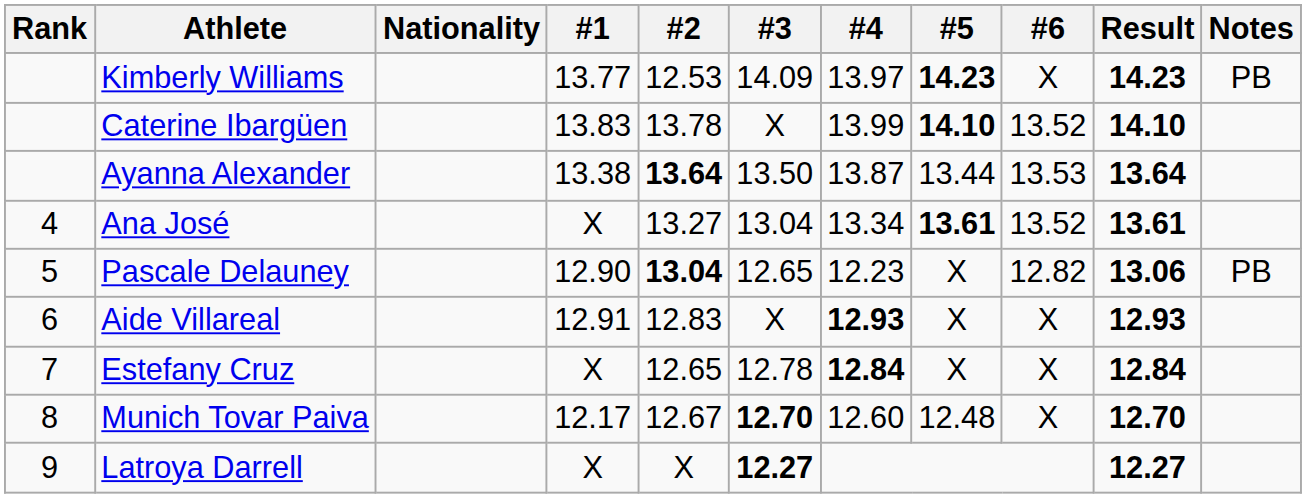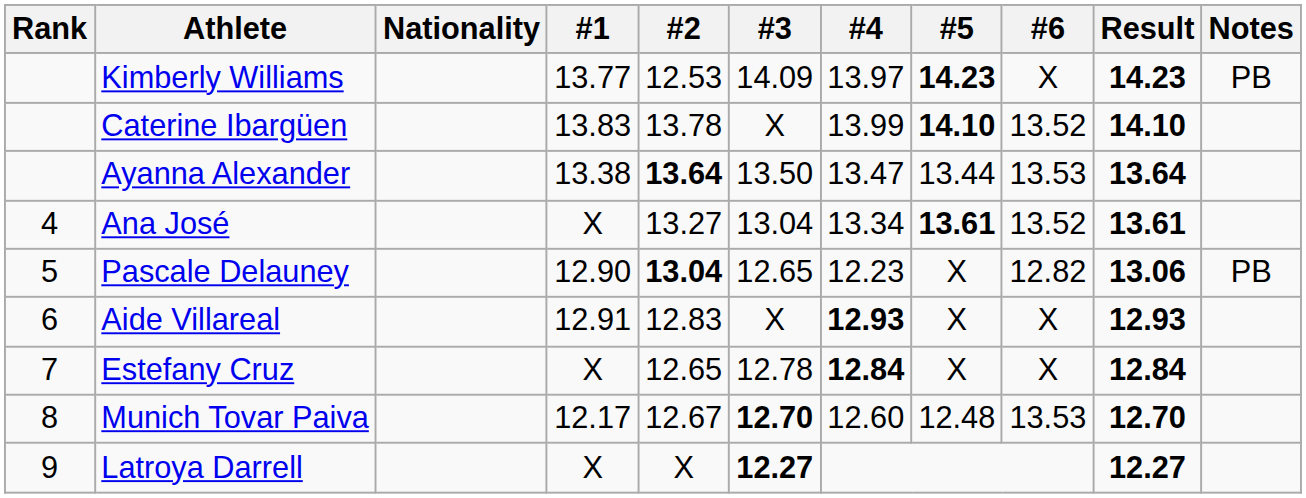(866, 175) 13.87 -> (866, 175) 13.47
(1048, 418) X -> (1048, 418) 13.53
